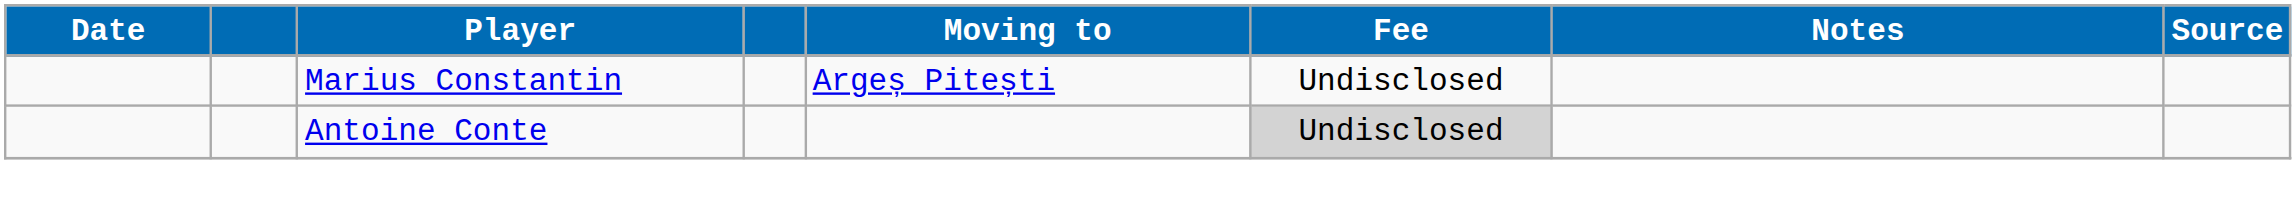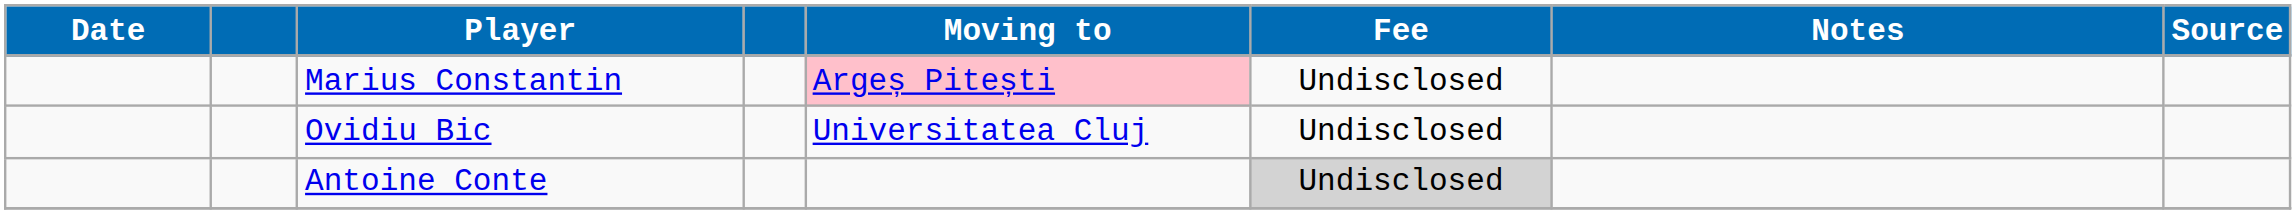(934, 81) no background -> (934, 81) pink background
+ row: (398, 132)
